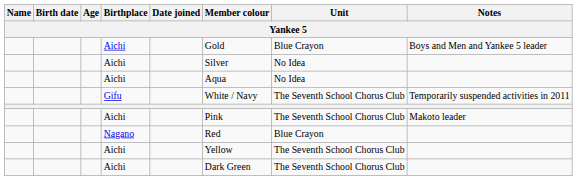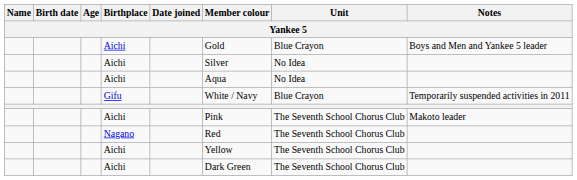(339, 96) The Seventh School Chorus Club -> (299, 96) Blue Crayon
(299, 133) Blue Crayon -> (339, 133) The Seventh School Chorus Club
